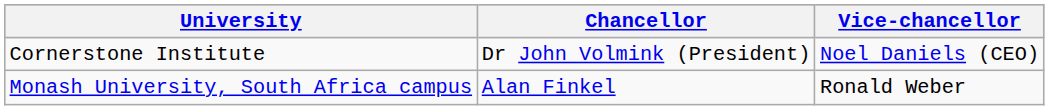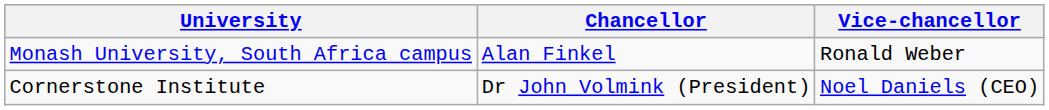rows swapped: (241, 87) <-> (137, 54)
